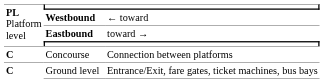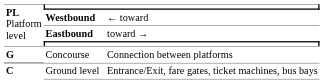(10, 54) C -> (10, 54) G
